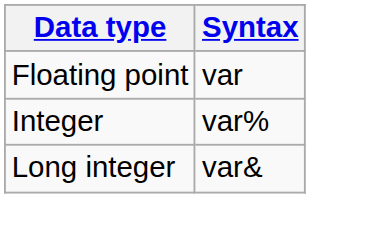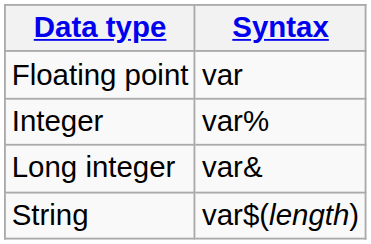+ row: (50, 214)
